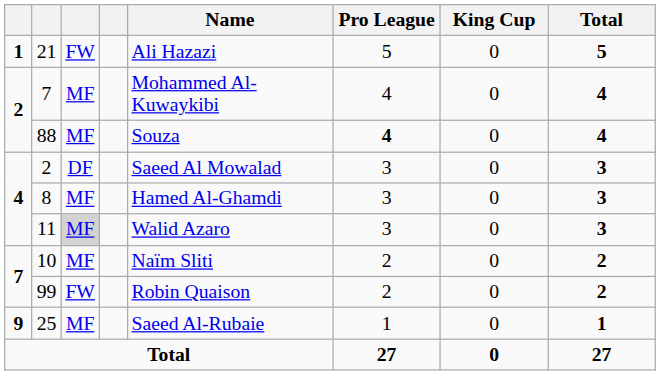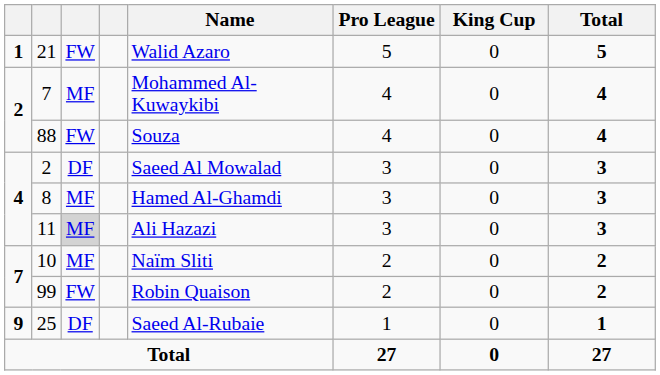(174, 51) Ali Hazazi -> (181, 51) Walid Azaro
(80, 135) MF -> (80, 135) FW
(387, 135) bold -> (387, 135) normal
(181, 229) Walid Azaro -> (174, 229) Ali Hazazi
(80, 323) MF -> (80, 323) DF
